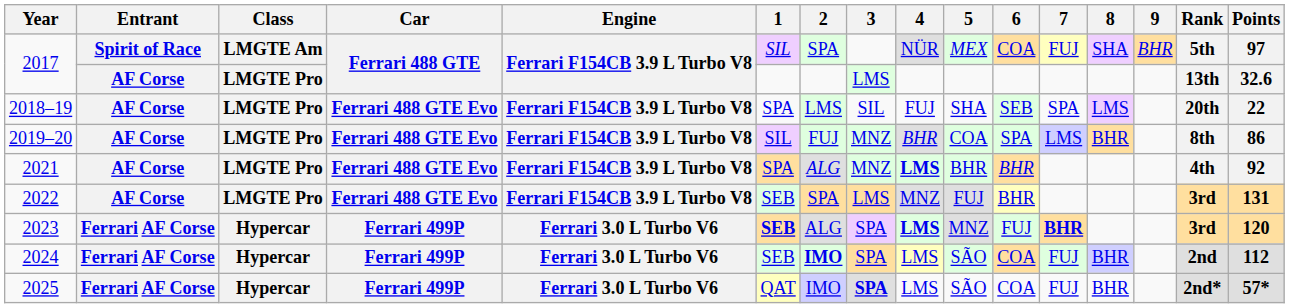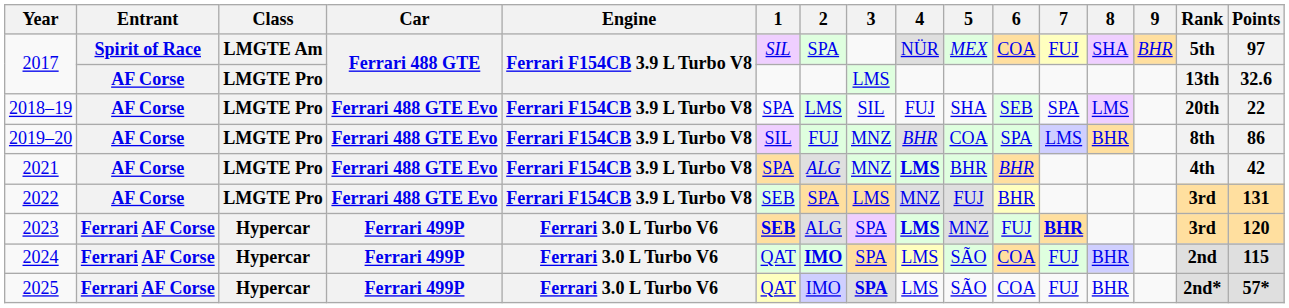(1256, 168) 92 -> (1256, 168) 42
(778, 257) SEB -> (778, 257) QAT
(1256, 257) 112 -> (1256, 257) 115
